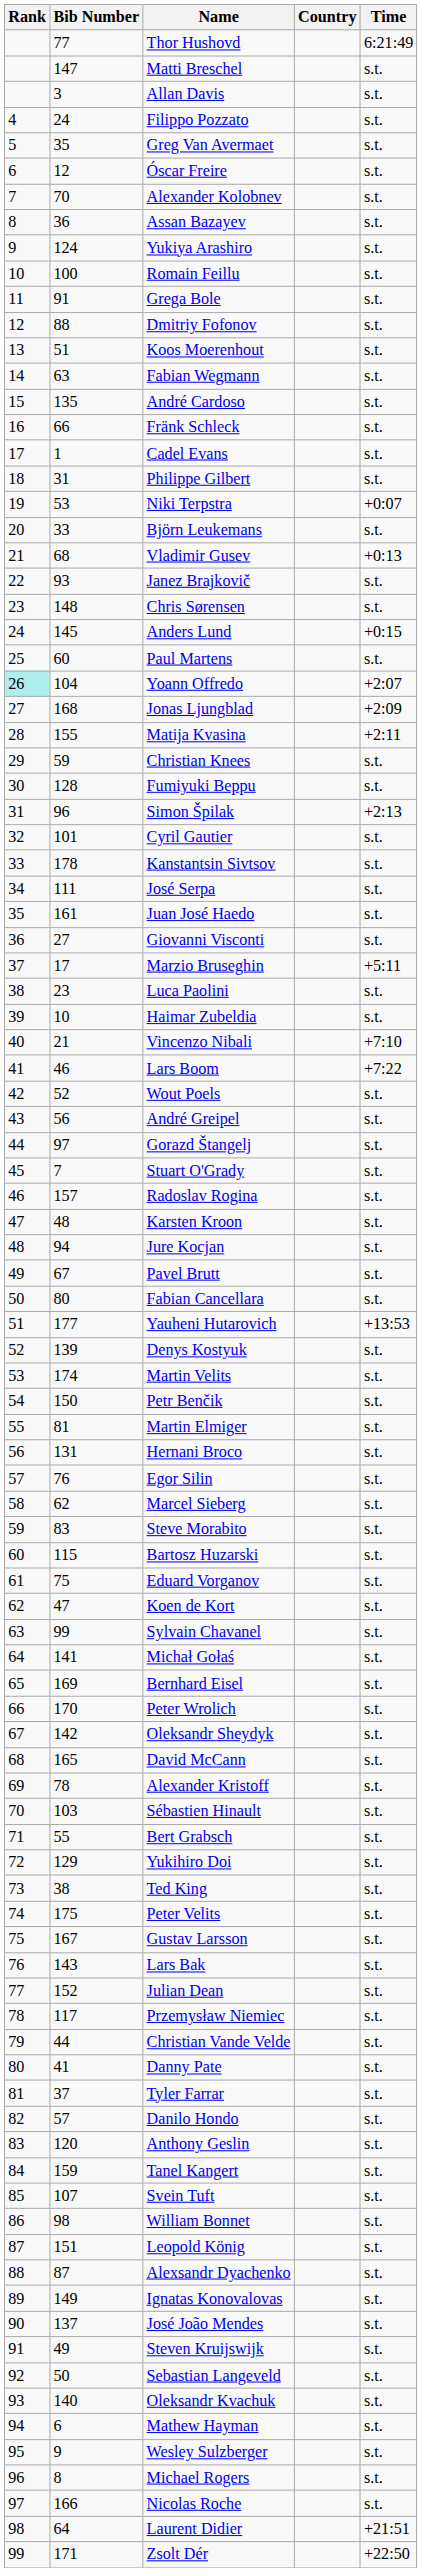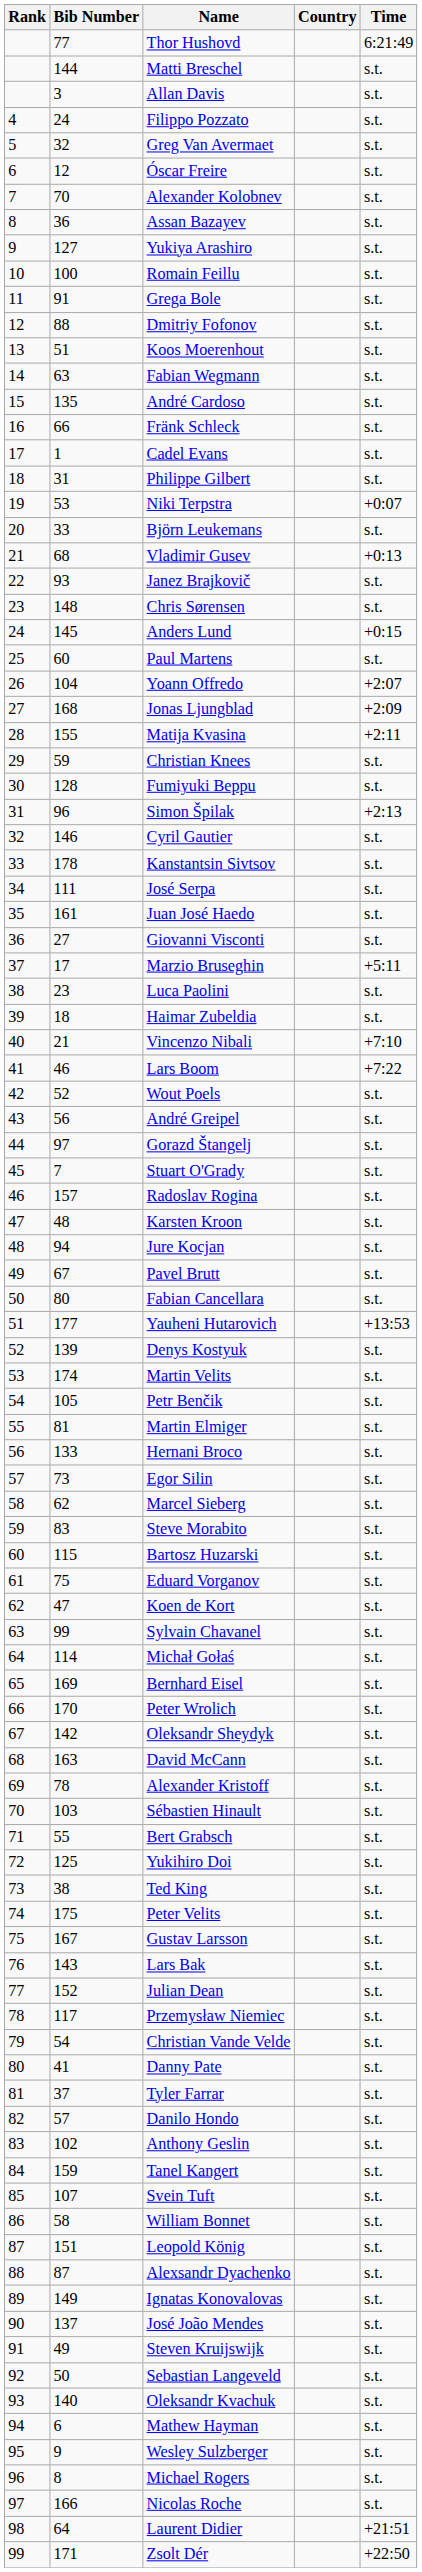(66, 68) 147 -> (66, 68) 144
(61, 145) 35 -> (61, 145) 32
(66, 247) 124 -> (66, 247) 127
(16, 683) paleturquoise background -> (16, 683) no background
(66, 837) 101 -> (66, 837) 146
(61, 1016) 10 -> (61, 1016) 18
(66, 1401) 150 -> (66, 1401) 105
(66, 1452) 131 -> (66, 1452) 133
(61, 1478) 76 -> (61, 1478) 73
(66, 1657) 141 -> (65, 1657) 114
(66, 1760) 165 -> (66, 1760) 163
(66, 1862) 129 -> (66, 1862) 125
(61, 2041) 44 -> (61, 2041) 54
(66, 2144) 120 -> (66, 2144) 102
(61, 2221) 98 -> (61, 2221) 58
